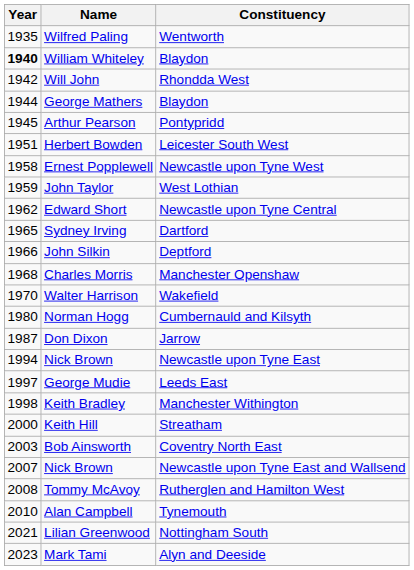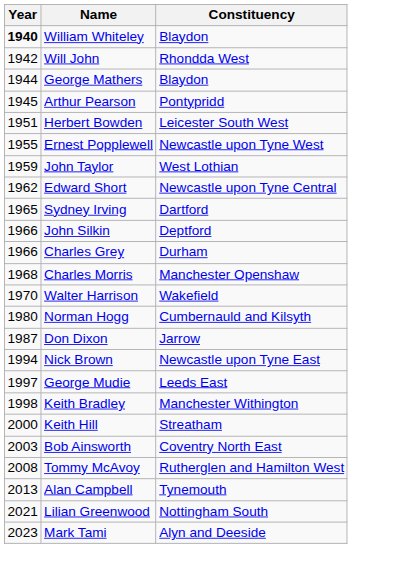- row: (86, 36)
(23, 166) 1958 -> (23, 144) 1955
+ row: (84, 252)
- row: (78, 468)
(23, 511) 2010 -> (23, 489) 2013
